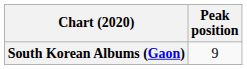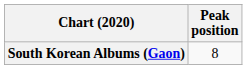(215, 53) 9 -> (215, 53) 8
